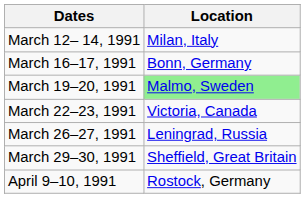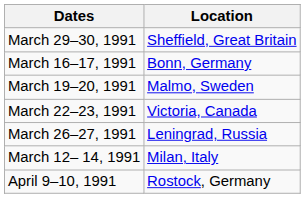rows swapped: (74, 39) <-> (72, 157)
(200, 87) lightgreen background -> (200, 87) no background
